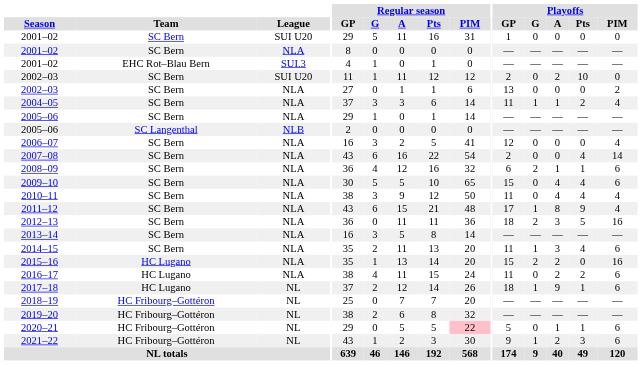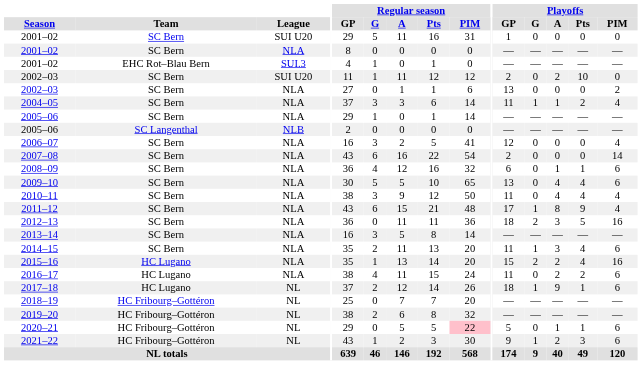(583, 155) 4 -> (583, 155) 0
(535, 169) 2 -> (535, 169) 0
(508, 182) 15 -> (508, 182) 13
(583, 261) 0 -> (583, 261) 4
